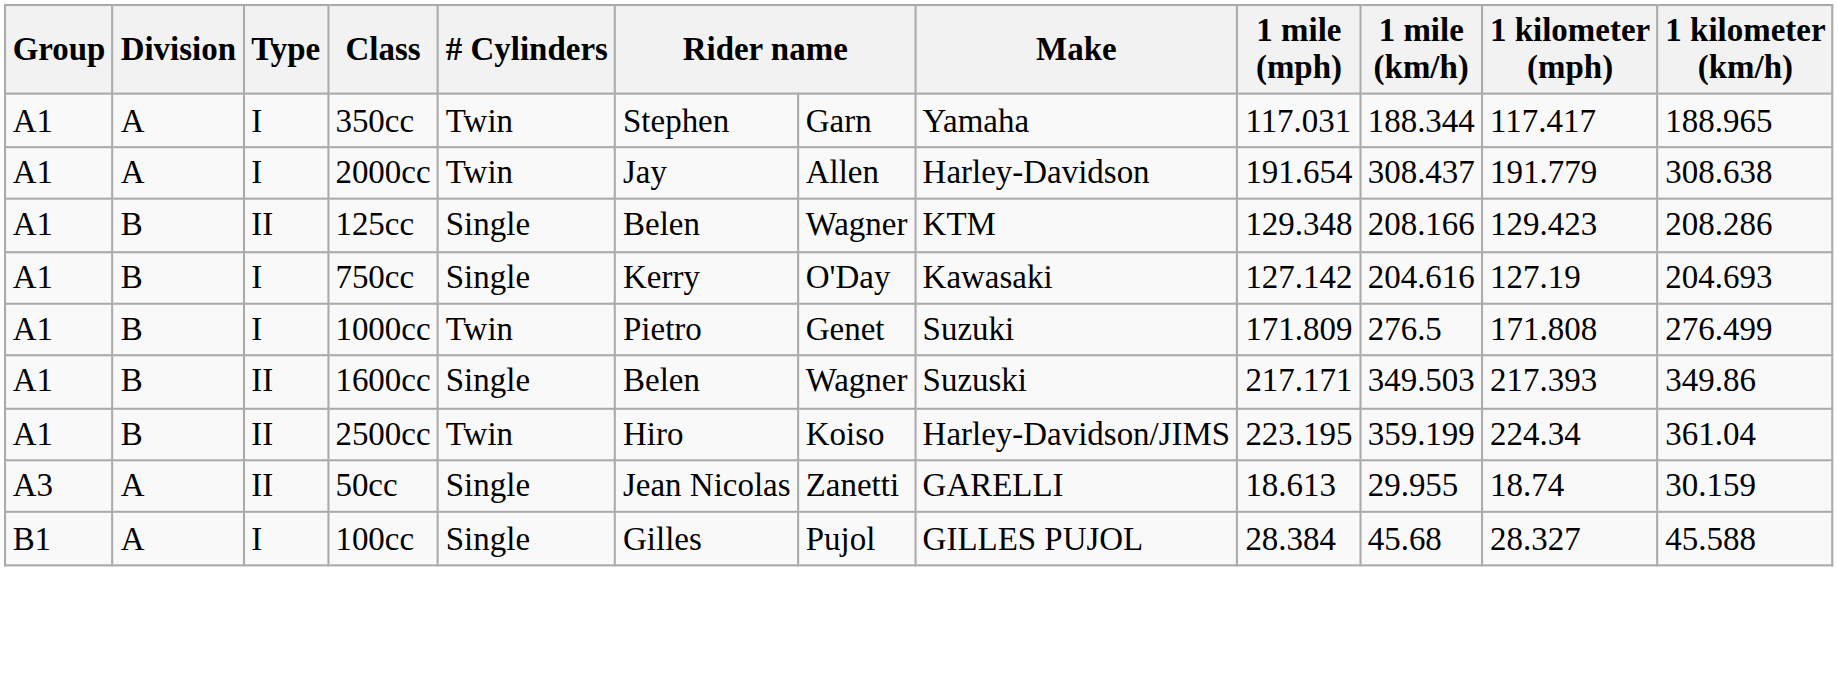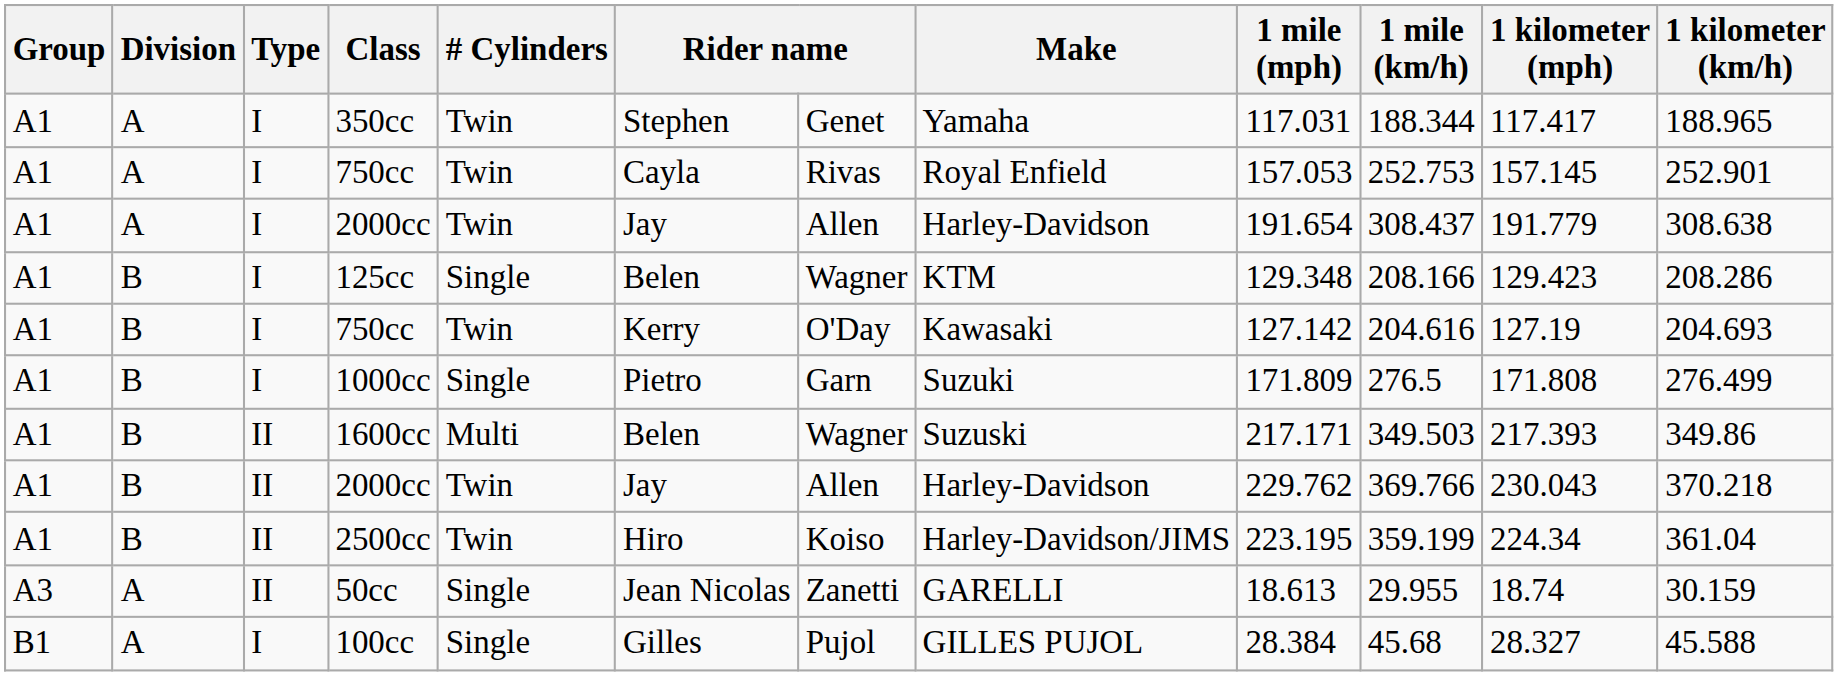(839, 119) Garn -> (845, 119) Genet
+ row: (133, 172)
(262, 224) II -> (257, 276) I
(488, 276) Single -> (479, 329) Twin
(479, 329) Twin -> (488, 381) Single
(845, 329) Genet -> (839, 381) Garn
(488, 381) Single -> (482, 433) Multi
+ row: (132, 485)
